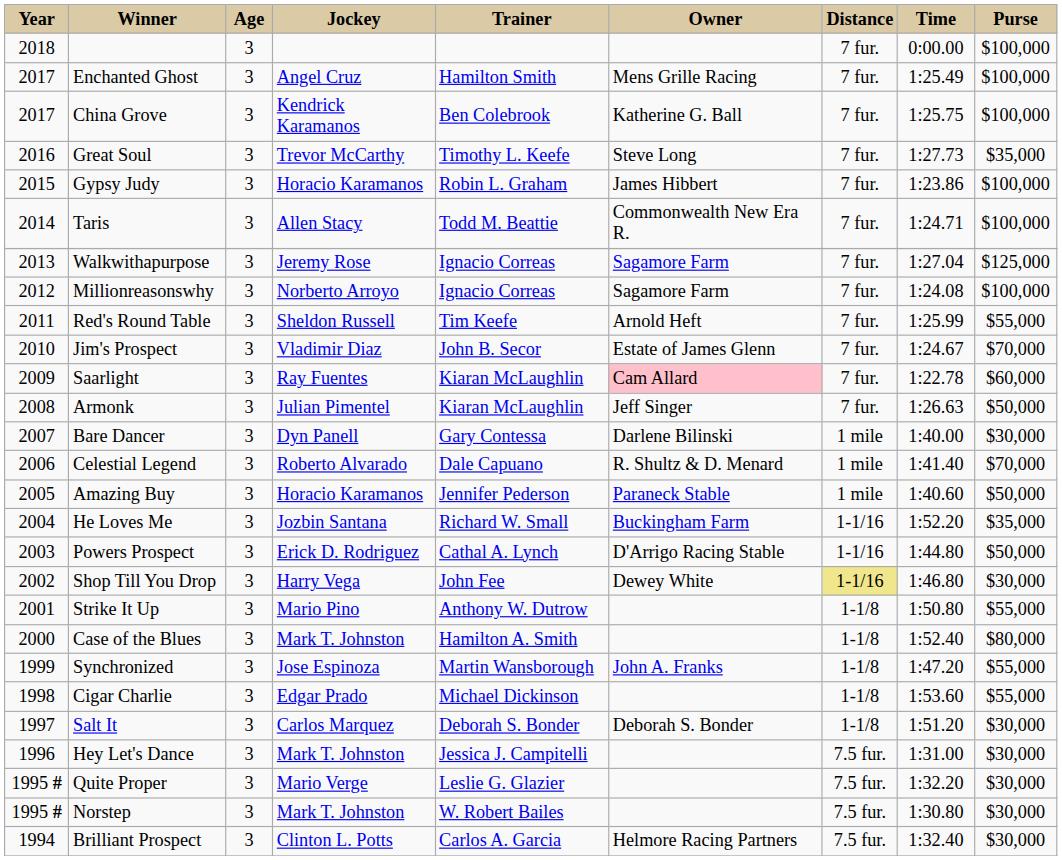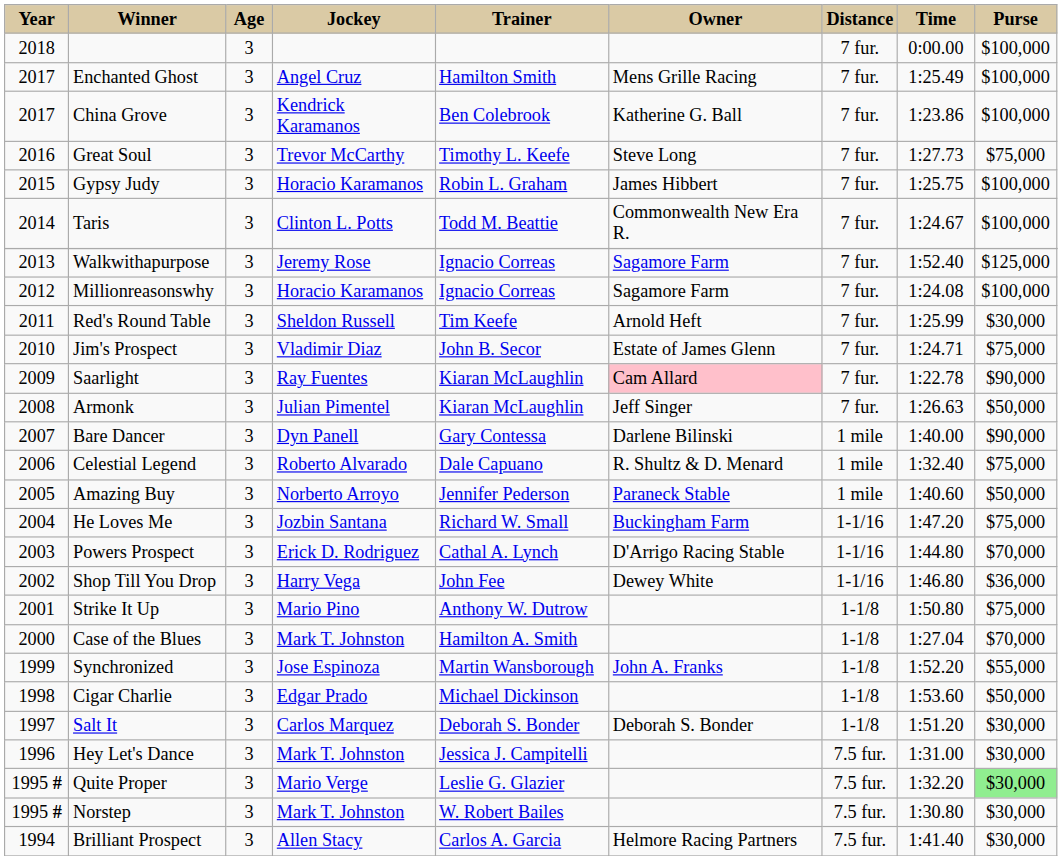(936, 116) 1:25.75 -> (936, 116) 1:23.86
(1016, 155) $35,000 -> (1016, 155) $75,000
(936, 184) 1:23.86 -> (936, 184) 1:25.75
(320, 223) Allen Stacy -> (335, 223) Clinton L. Potts
(936, 223) 1:24.71 -> (936, 223) 1:24.67
(936, 262) 1:27.04 -> (936, 262) 1:52.40
(338, 291) Norberto Arroyo -> (350, 291) Horacio Karamanos
(1016, 320) $55,000 -> (1016, 320) $30,000
(936, 349) 1:24.67 -> (936, 349) 1:24.71
(1016, 349) $70,000 -> (1016, 349) $75,000
(1016, 378) $60,000 -> (1016, 378) $90,000
(1016, 436) $30,000 -> (1016, 436) $90,000
(936, 464) 1:41.40 -> (936, 464) 1:32.40
(1016, 464) $70,000 -> (1016, 464) $75,000
(350, 493) Horacio Karamanos -> (338, 493) Norberto Arroyo
(936, 522) 1:52.20 -> (936, 522) 1:47.20
(1016, 522) $35,000 -> (1016, 522) $75,000
(1016, 551) $50,000 -> (1016, 551) $70,000
(860, 580) khaki background -> (860, 580) no background
(1016, 580) $30,000 -> (1016, 580) $36,000
(1016, 609) $55,000 -> (1016, 609) $75,000
(936, 638) 1:52.40 -> (936, 638) 1:27.04
(1016, 638) $80,000 -> (1016, 638) $70,000
(936, 667) 1:47.20 -> (936, 667) 1:52.20
(1016, 696) $55,000 -> (1016, 696) $50,000
(1016, 783) no background -> (1016, 783) lightgreen background
(335, 841) Clinton L. Potts -> (320, 841) Allen Stacy
(936, 841) 1:32.40 -> (936, 841) 1:41.40
